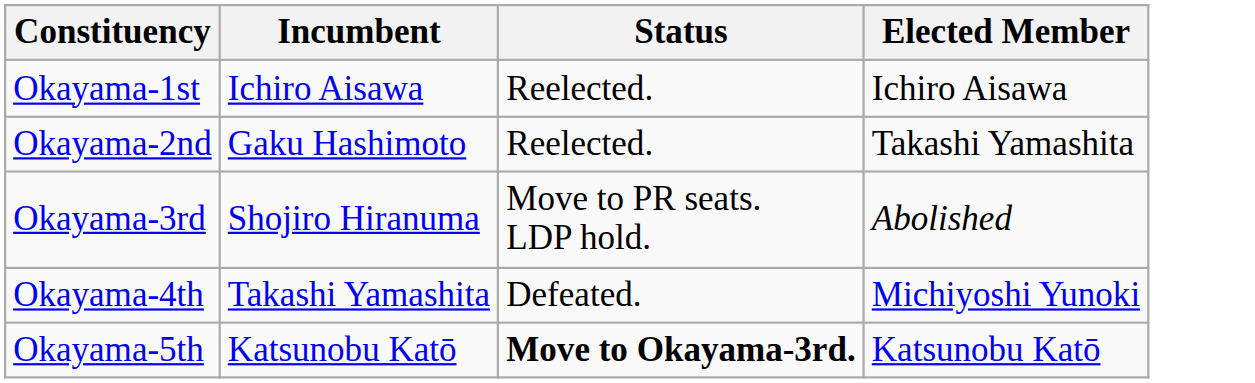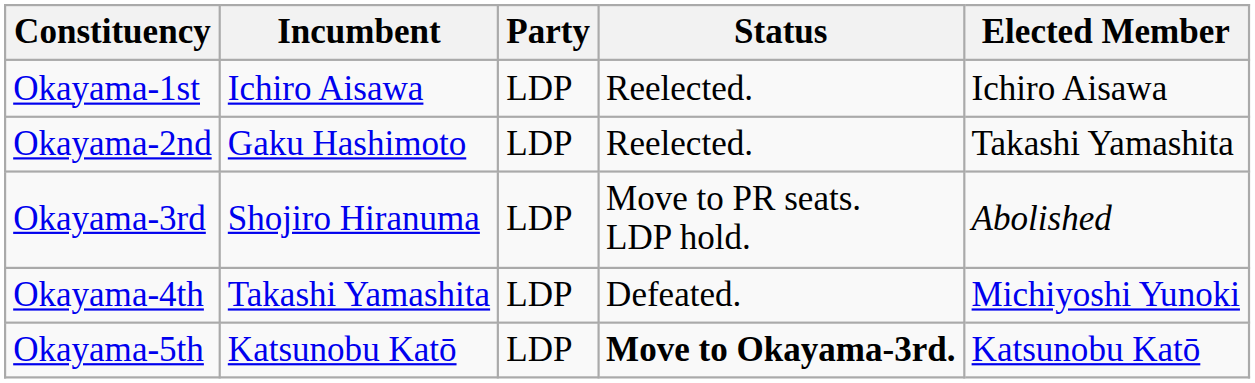+ column: (548, 32)
